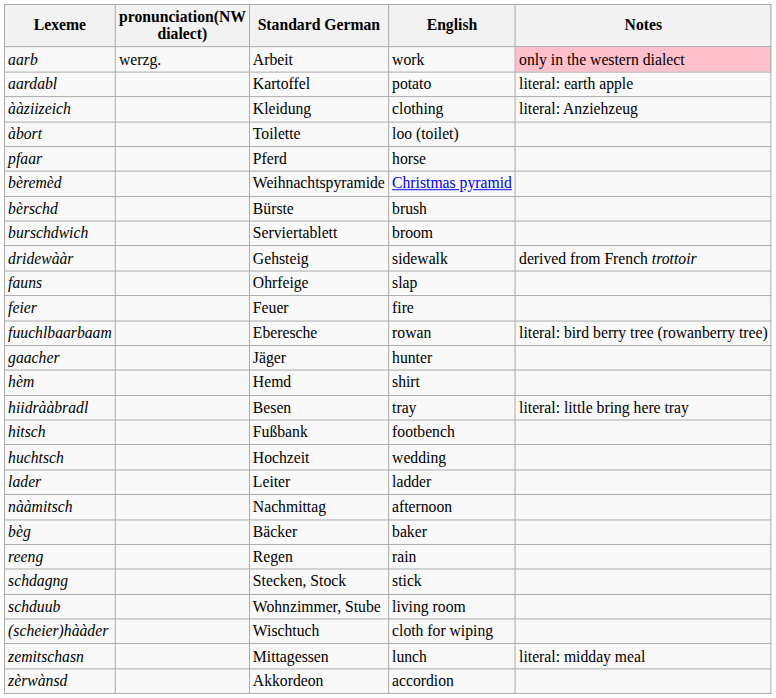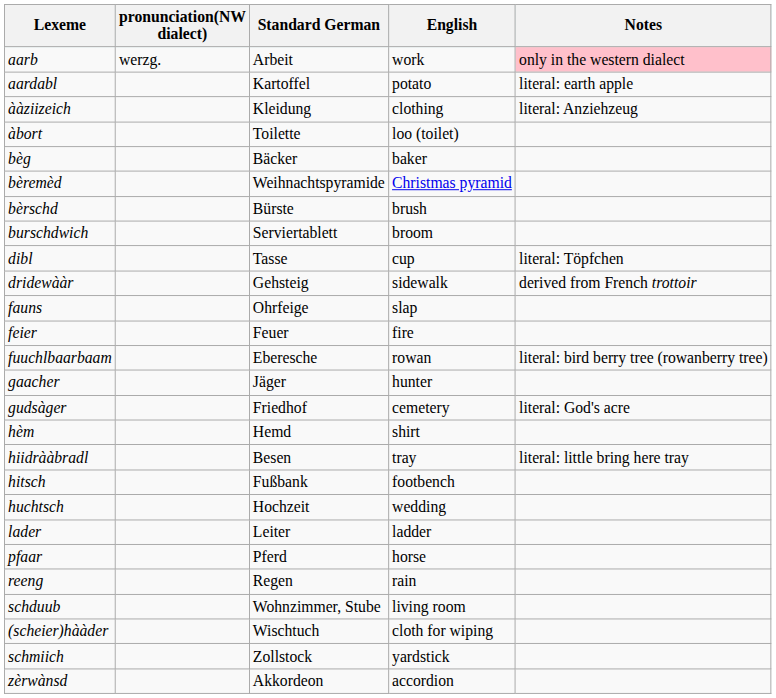rows swapped: (19, 531) <-> (25, 158)
+ row: (20, 258)
+ row: (37, 407)
- row: (40, 507)
- row: (38, 581)
+ row: (36, 656)
- row: (46, 656)
